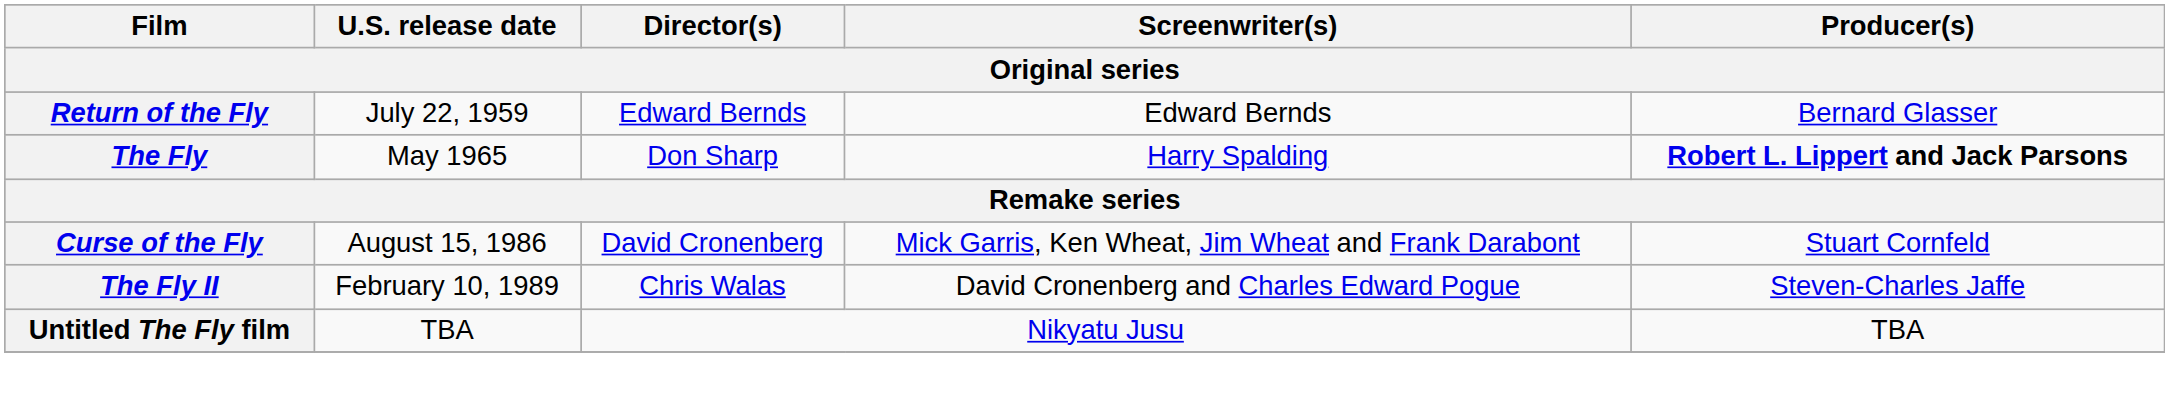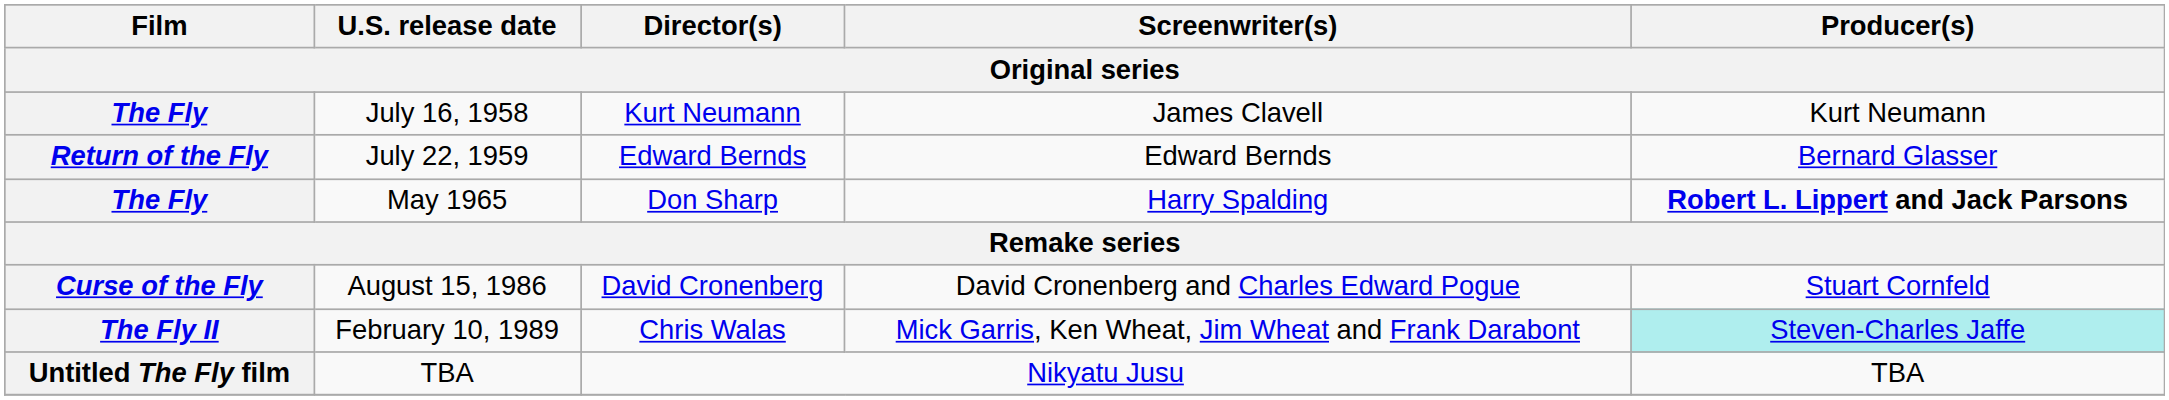+ row: (447, 112)
(1238, 243) Mick Garris, Ken Wheat, Jim Wheat and Frank Darabont -> (1238, 286) David Cronenberg and Charles Edward Pogue
(1238, 286) David Cronenberg and Charles Edward Pogue -> (1238, 329) Mick Garris, Ken Wheat, Jim Wheat and Frank Darabont
(1898, 286) no background -> (1898, 329) paleturquoise background
